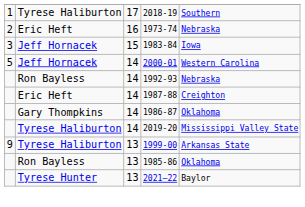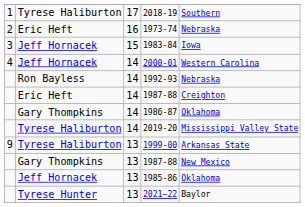(10, 62) 5 -> (10, 62) 4
+ row: (132, 161)
(51, 161) Ron Bayless -> (57, 178) Jeff Hornacek
